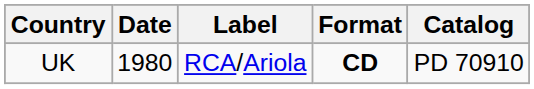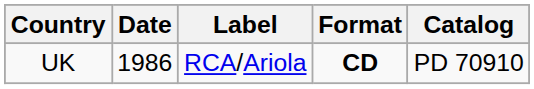(145, 63) 1980 -> (145, 63) 1986
